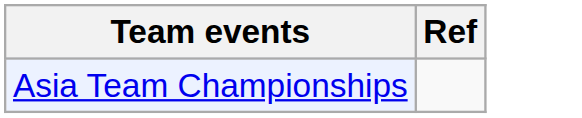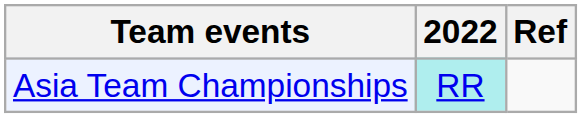+ column: (460, 32)
